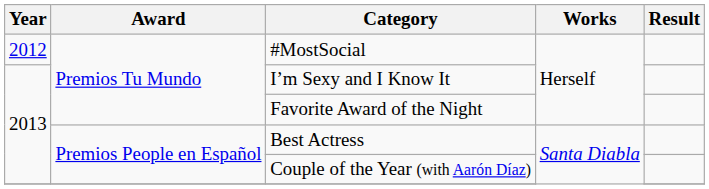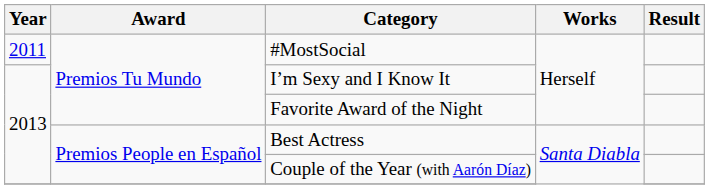(28, 49) 2012 -> (27, 49) 2011
